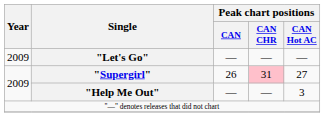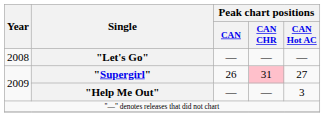(18, 57) 2009 -> (18, 57) 2008
